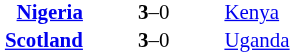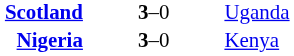rows swapped: (50, 11) <-> (44, 40)
